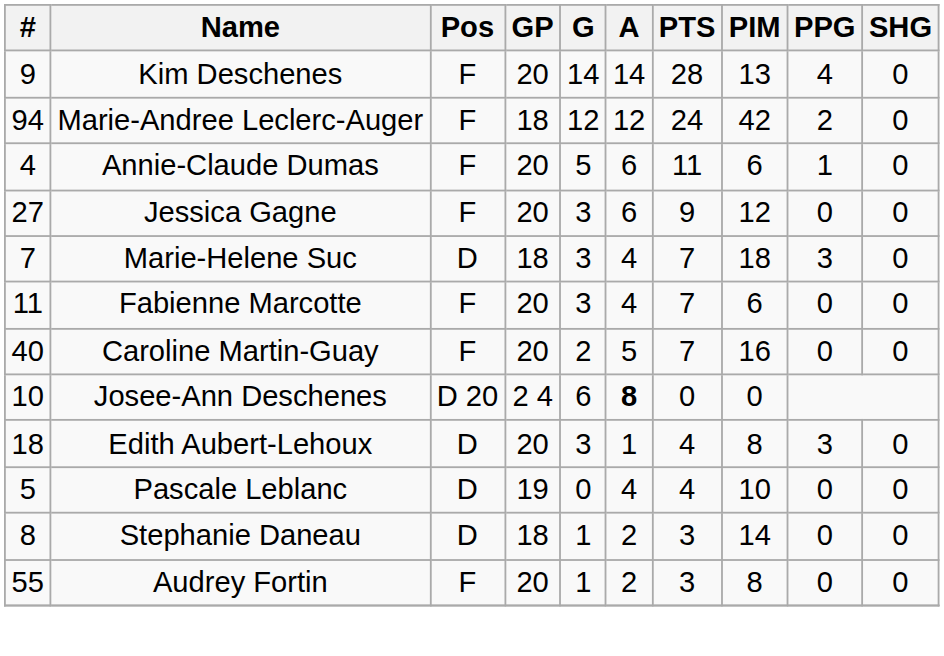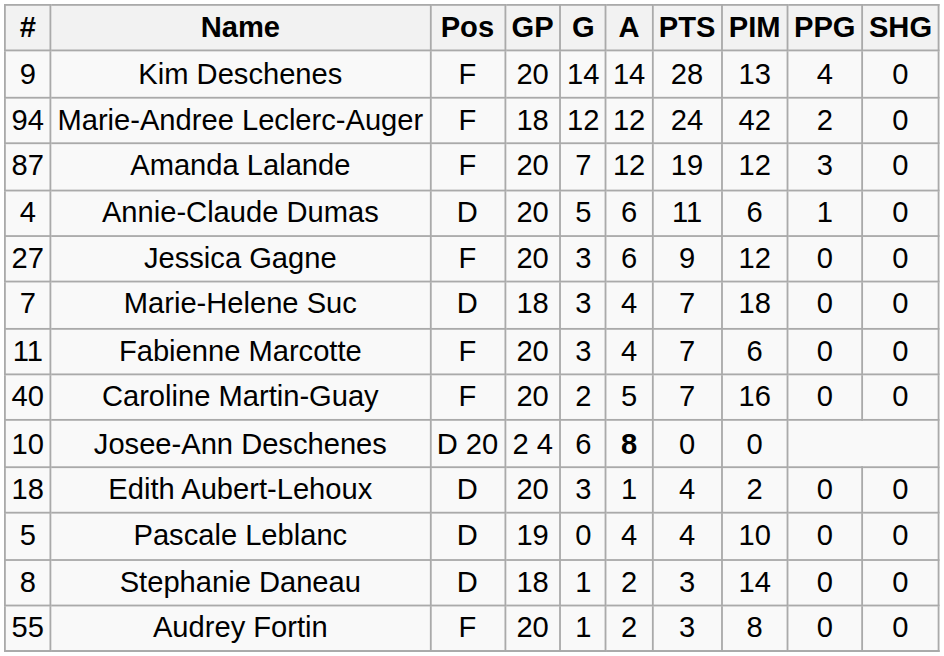+ row: (240, 166)
(467, 166) F -> (467, 212) D
(825, 258) 3 -> (825, 304) 0
(755, 443) 8 -> (755, 489) 2
(825, 443) 3 -> (825, 489) 0
